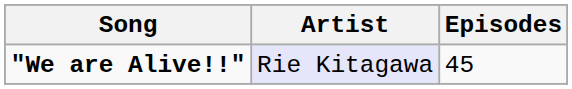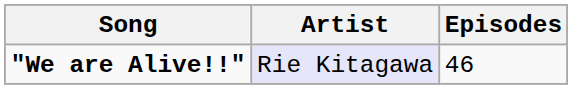(459, 65) 45 -> (459, 65) 46
